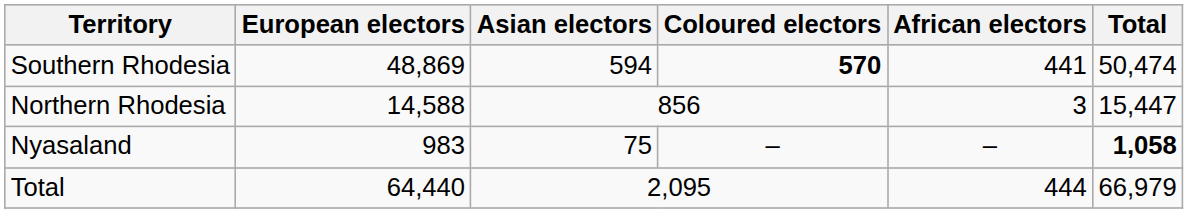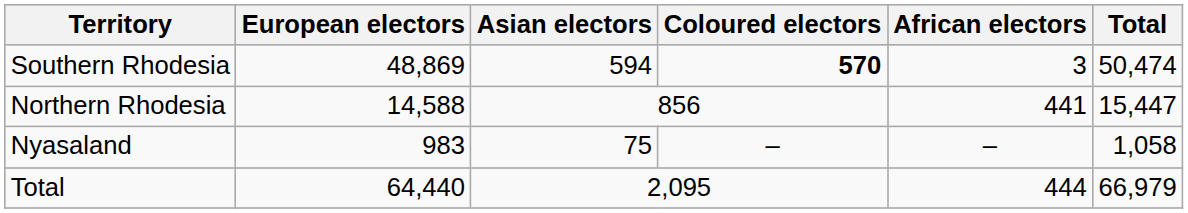(1065, 65) 441 -> (1080, 65) 3
(1080, 106) 3 -> (1065, 106) 441
(1145, 146) bold -> (1145, 146) normal
